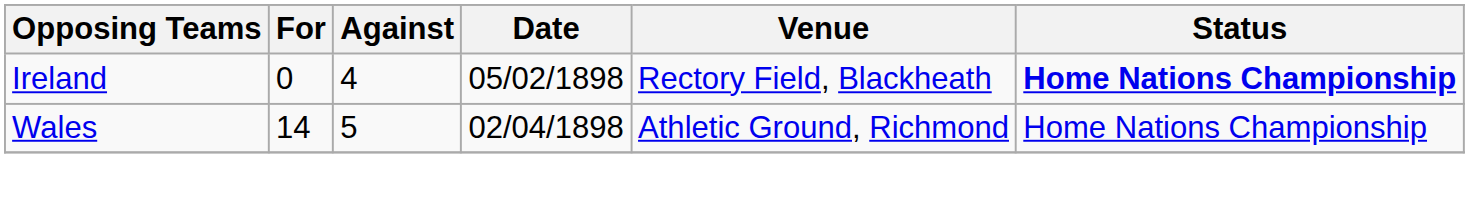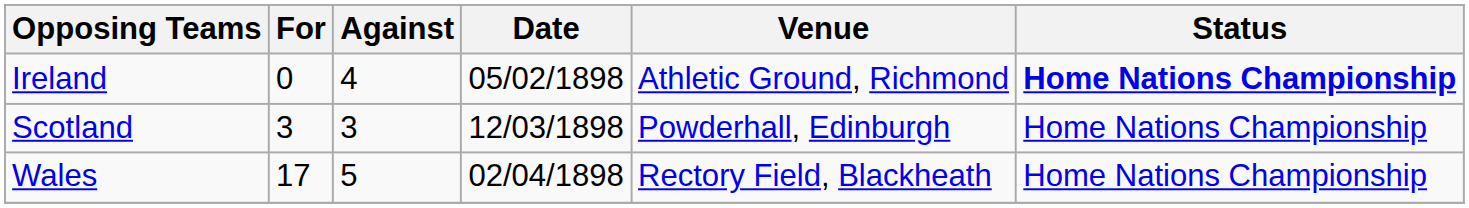(815, 78) Rectory Field, Blackheath -> (824, 78) Athletic Ground, Richmond
+ row: (73, 127)
(293, 127) 14 -> (293, 176) 17
(824, 127) Athletic Ground, Richmond -> (815, 176) Rectory Field, Blackheath
